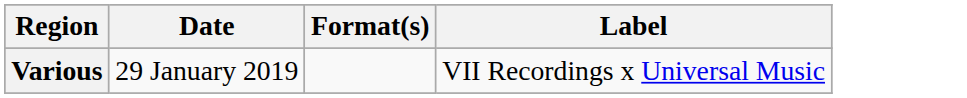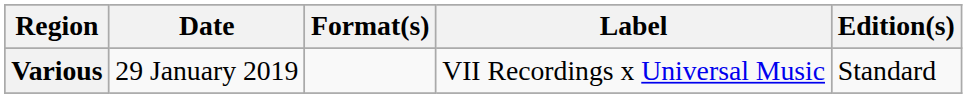+ column: (896, 26)
